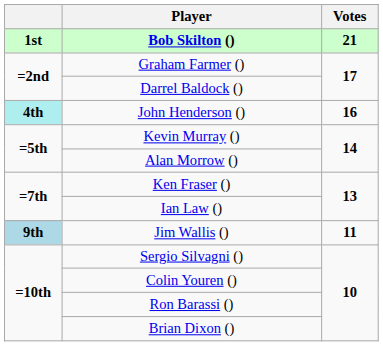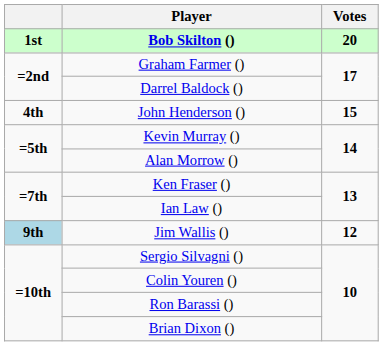(350, 40) 21 -> (350, 40) 20
(33, 112) paleturquoise background -> (33, 112) no background
(350, 112) 16 -> (350, 112) 15
(350, 232) 11 -> (350, 232) 12
